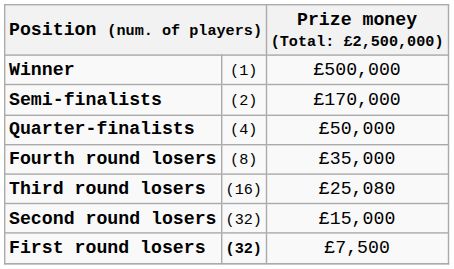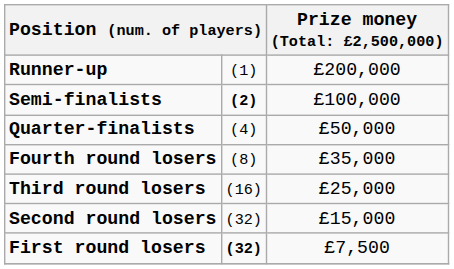- row: (42, 70)
+ row: (58, 70)
(244, 101) normal -> (244, 100) bold
(357, 100) £170,000 -> (357, 100) £100,000
(357, 189) £25,080 -> (357, 189) £25,000
